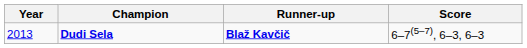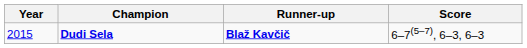(20, 34) 2013 -> (20, 34) 2015
